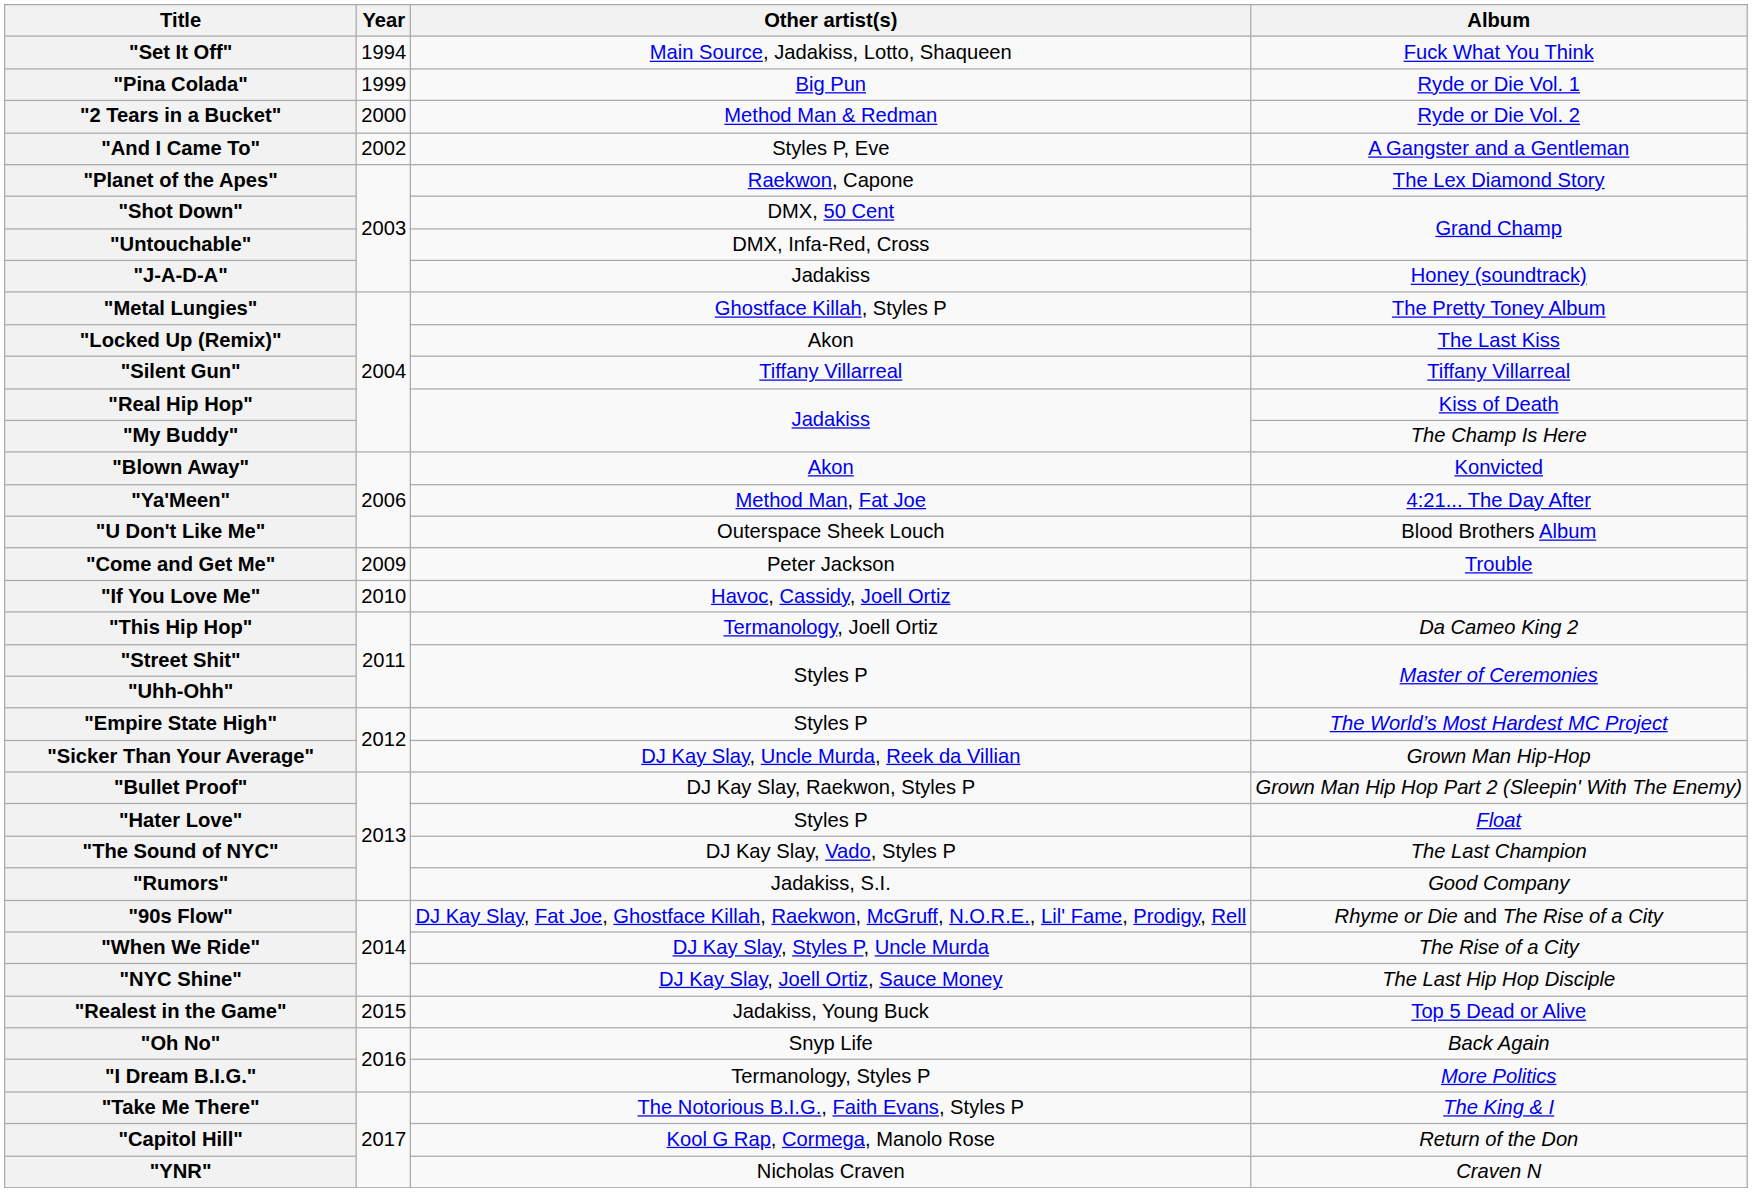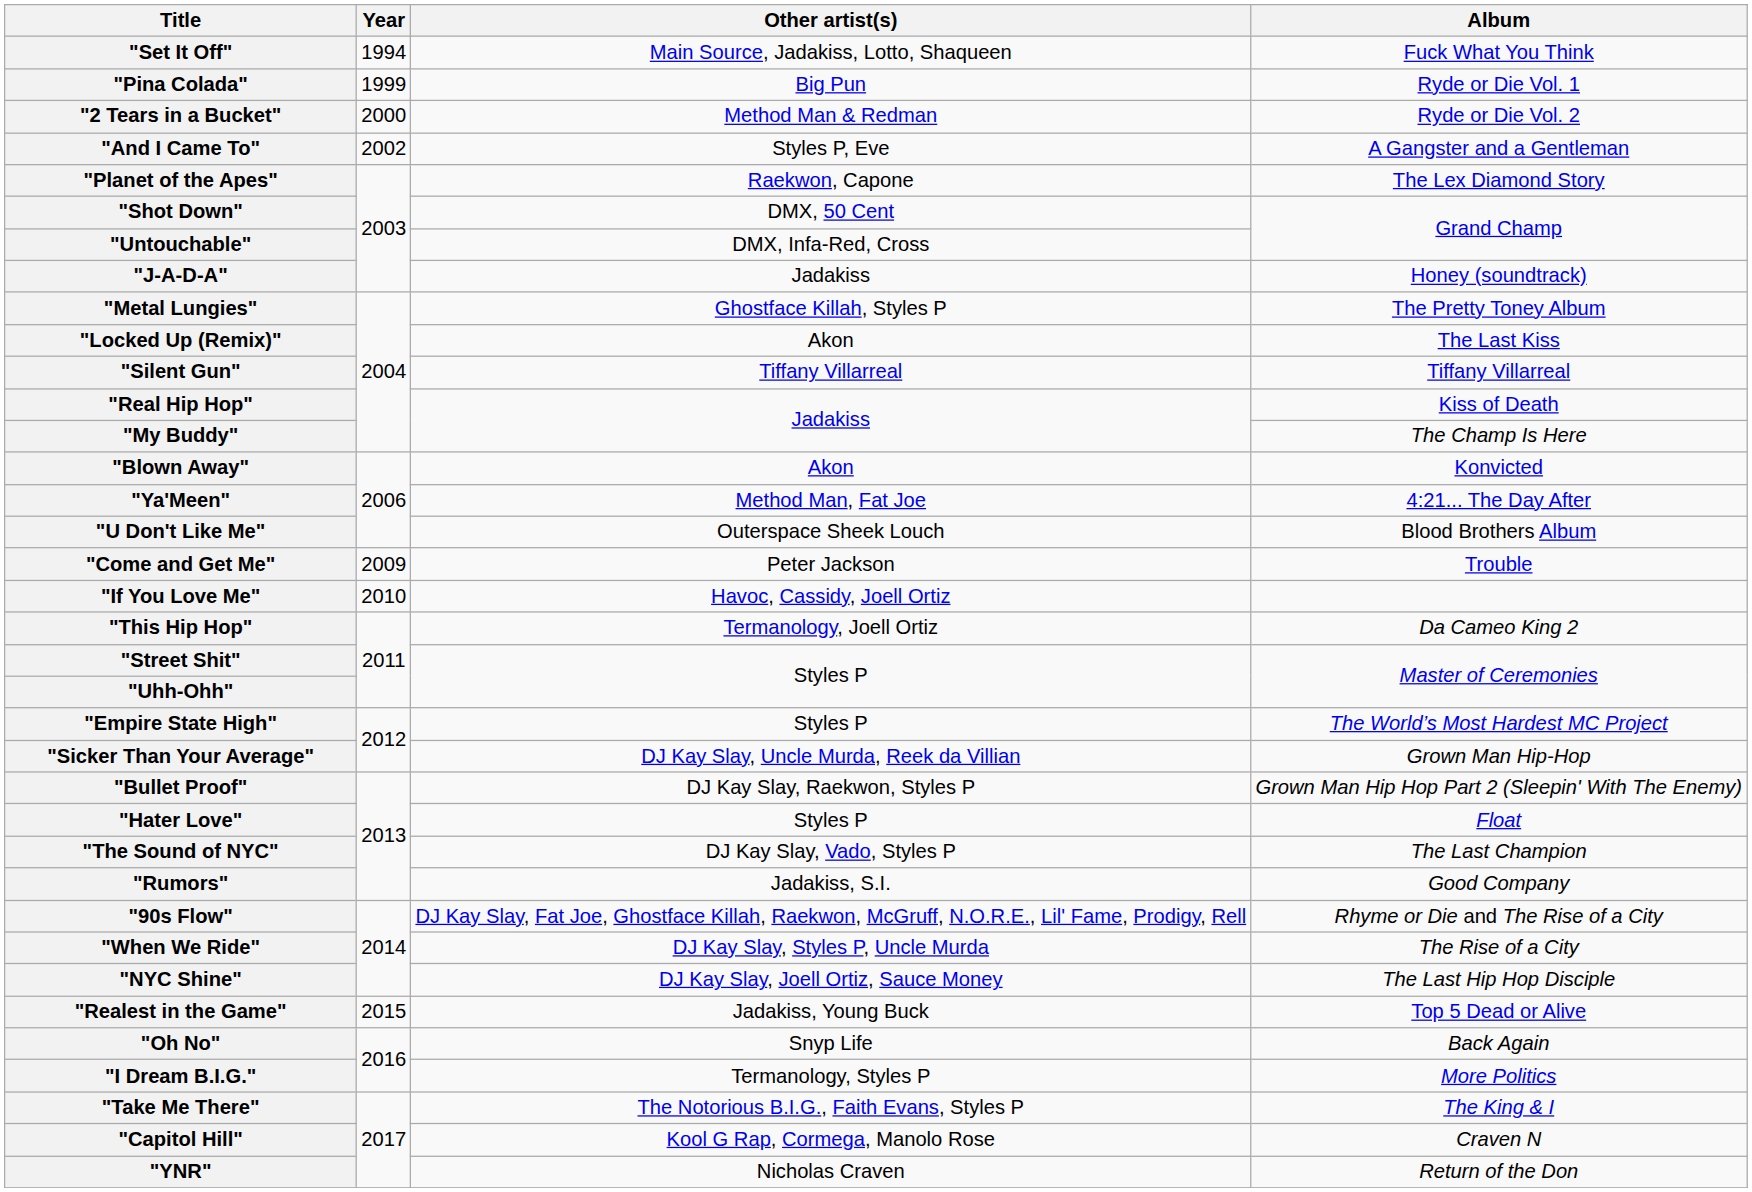(1499, 1139) Return of the Don -> (1499, 1139) Craven N
(1499, 1171) Craven N -> (1499, 1171) Return of the Don
